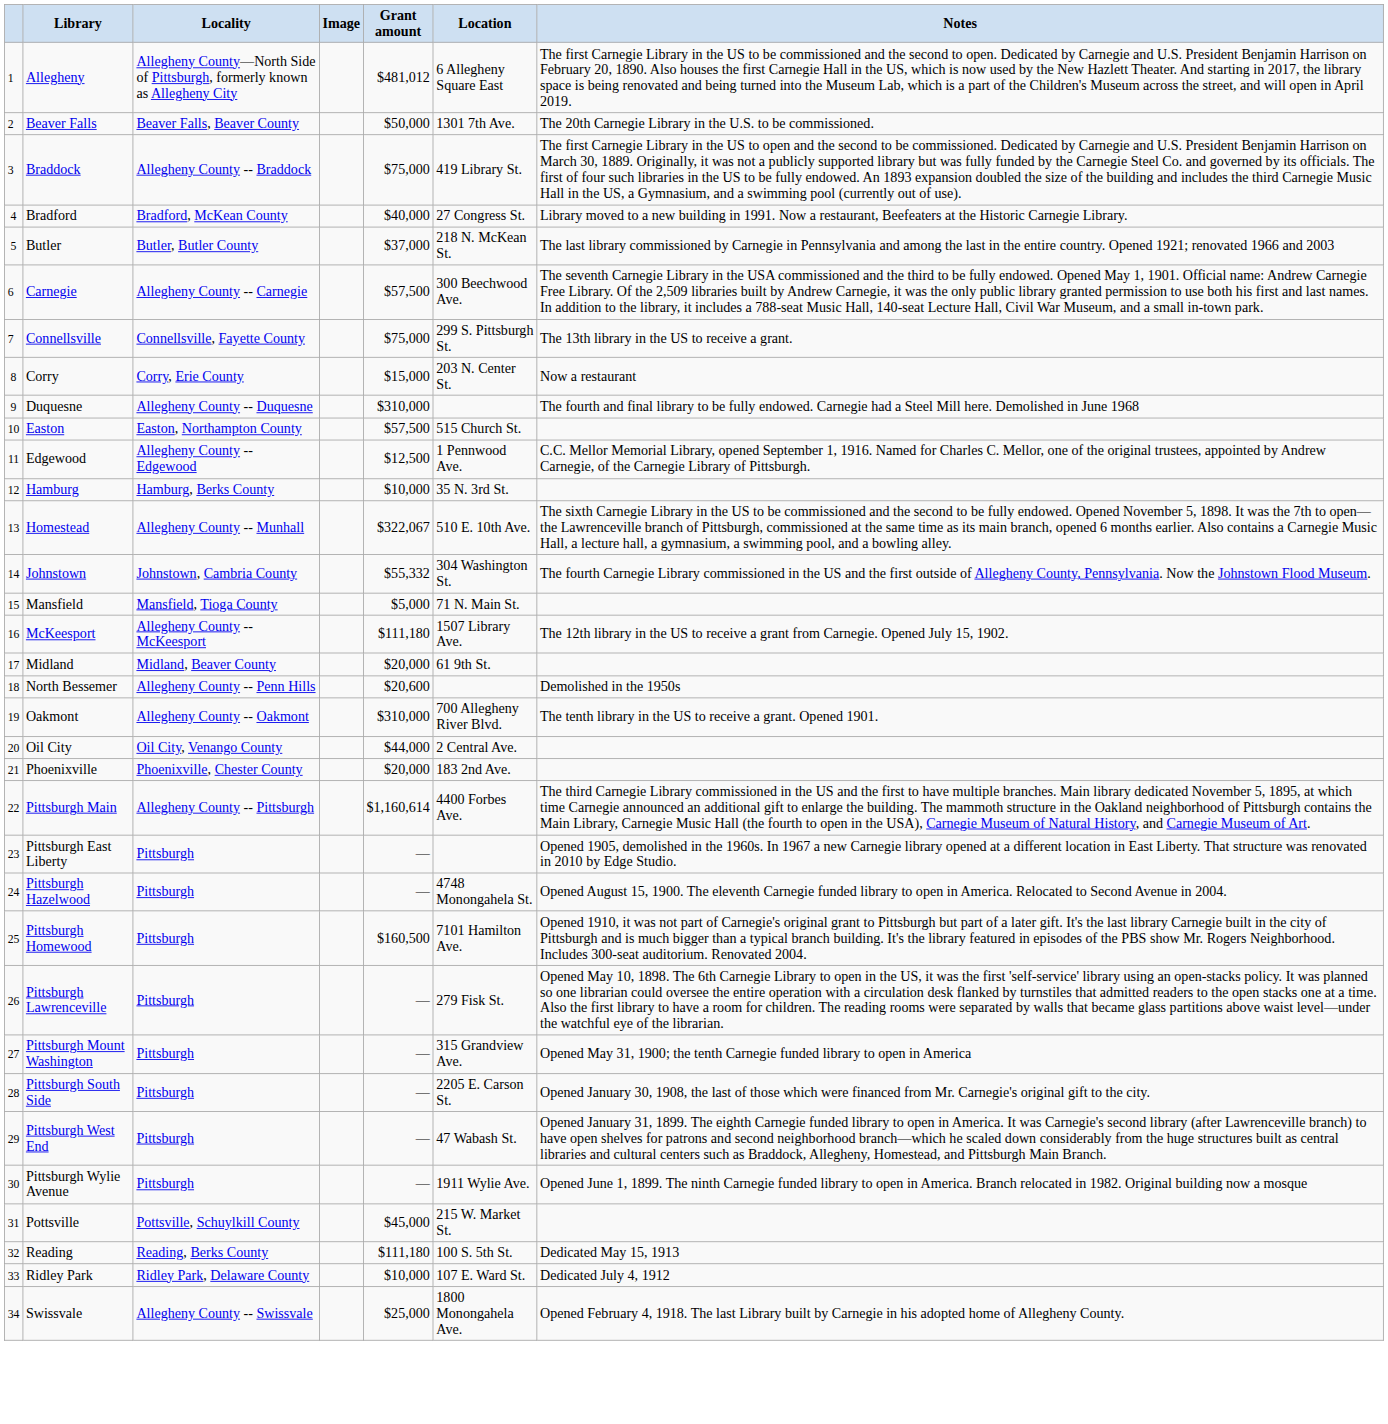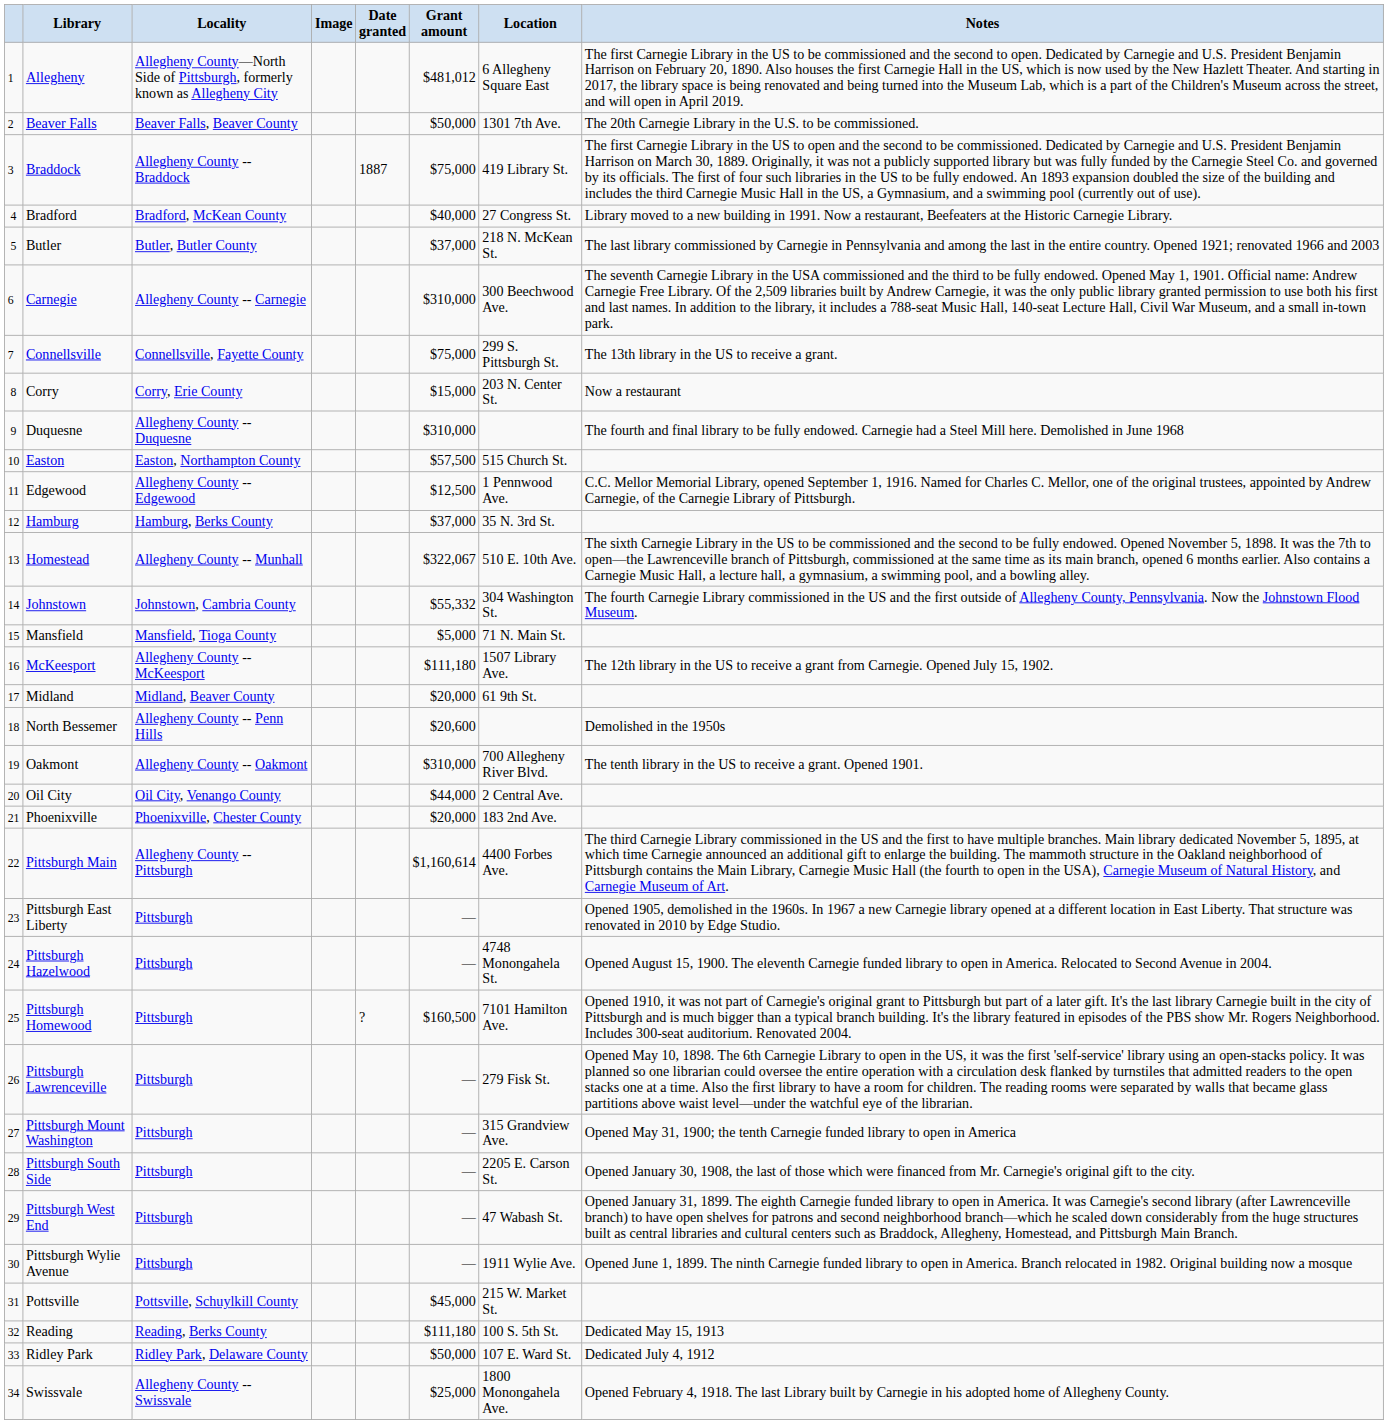+ column: (383, 23)
(407, 292) $57,500 -> (449, 300) $310,000
(407, 489) $10,000 -> (453, 521) $37,000
(407, 1275) $10,000 -> (453, 1354) $50,000
